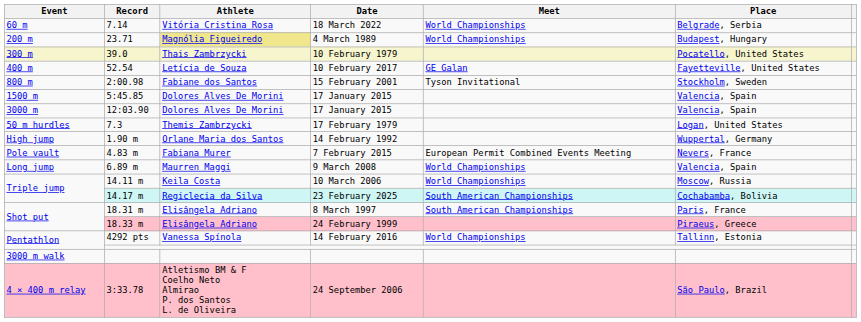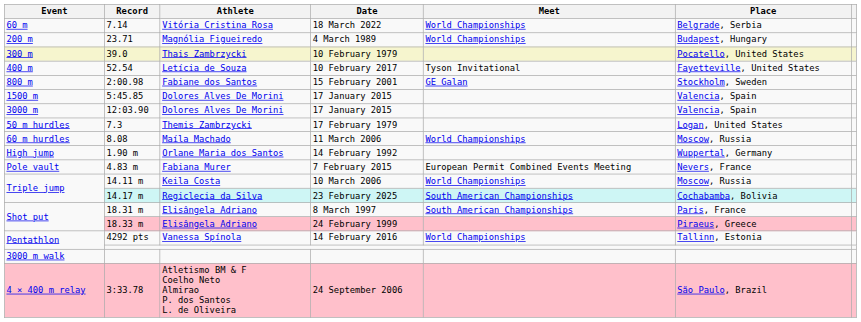(212, 40) khaki background -> (212, 40) no background
(447, 68) GE Galan -> (473, 68) Tyson Invitational
(473, 83) Tyson Invitational -> (447, 83) GE Galan
+ row: (38, 139)
- row: (30, 167)
